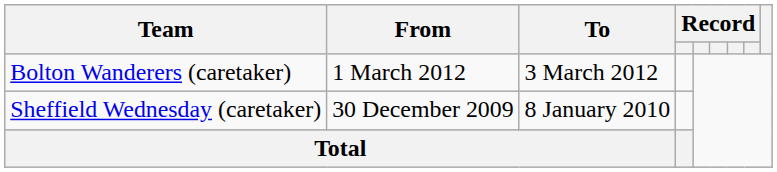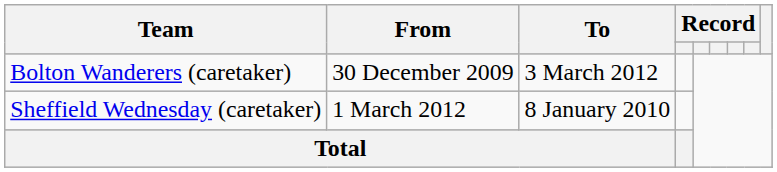(399, 72) 1 March 2012 -> (423, 72) 30 December 2009
(423, 110) 30 December 2009 -> (399, 110) 1 March 2012
